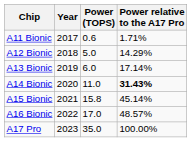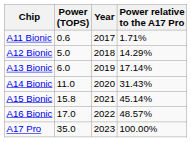columns swapped: (99, 17) <-> (68, 17)
(136, 83) bold -> (136, 83) normal
